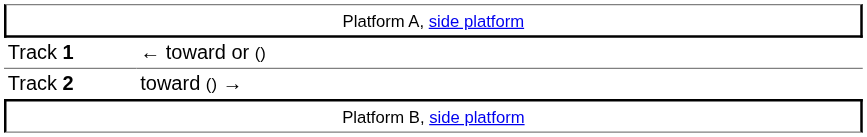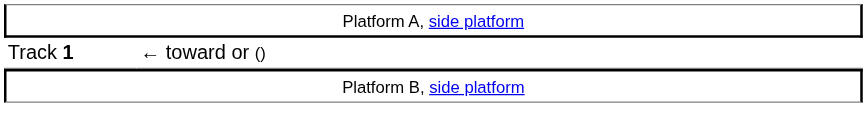- row: (41, 83)
